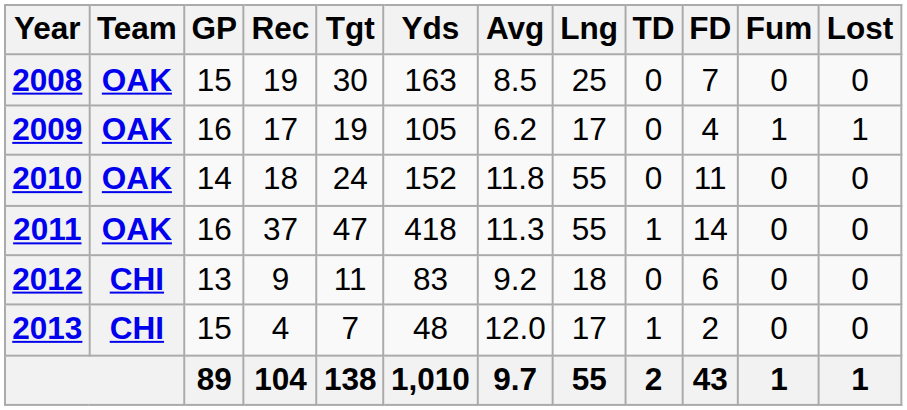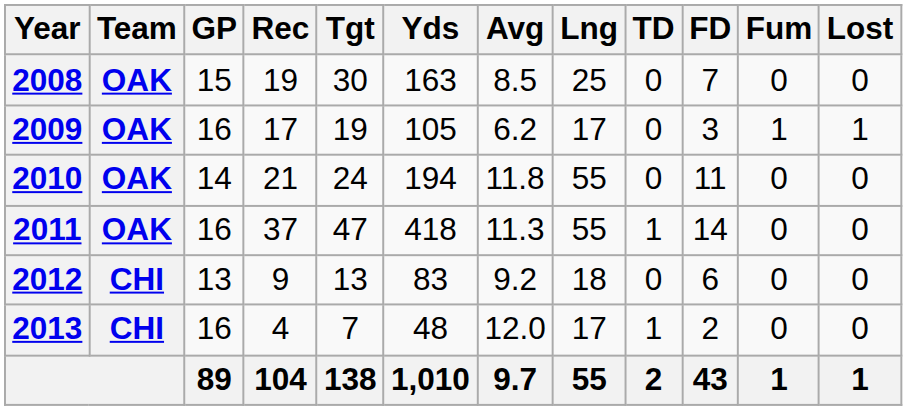(710, 129) 4 -> (710, 129) 3
(280, 179) 18 -> (280, 179) 21
(430, 179) 152 -> (430, 179) 194
(350, 279) 11 -> (350, 279) 13
(214, 329) 15 -> (214, 329) 16
